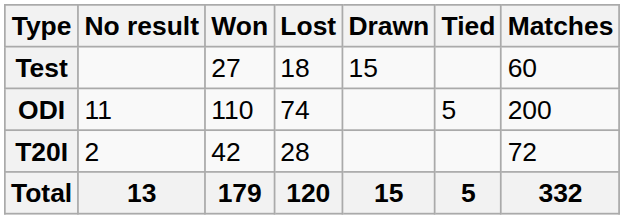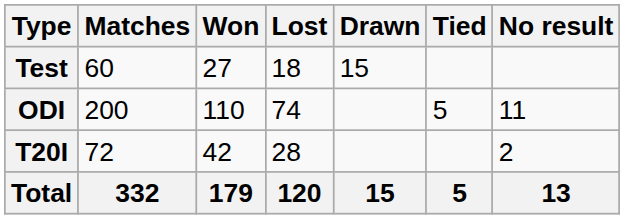columns swapped: (561, 26) <-> (142, 26)
